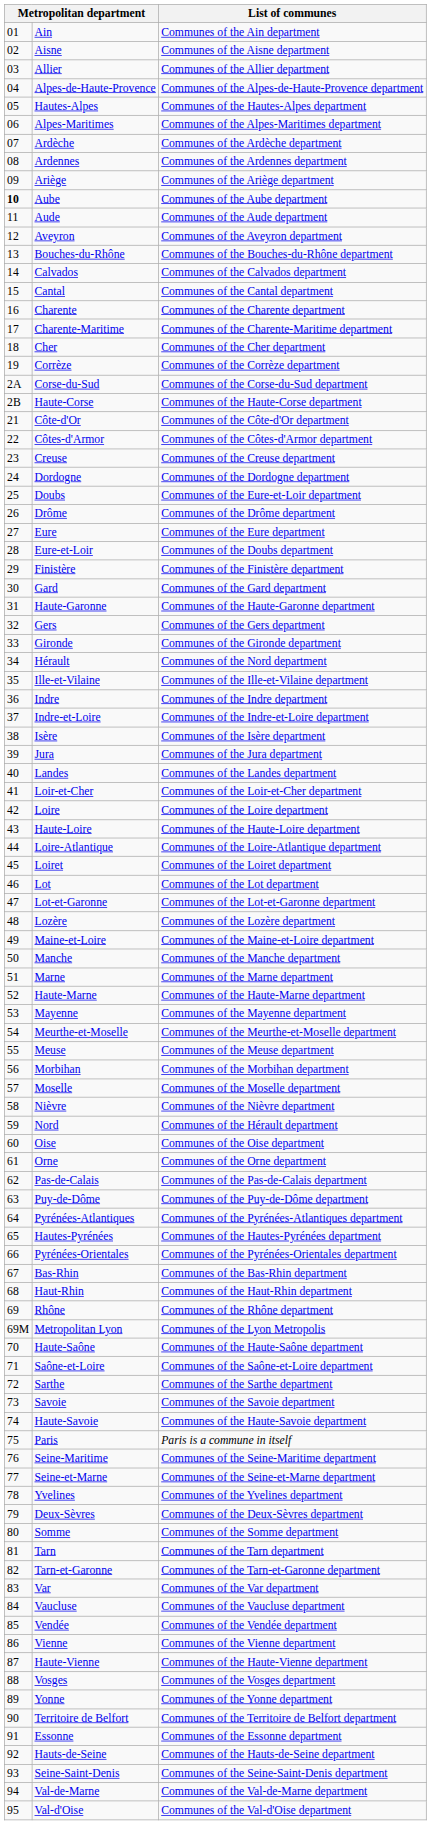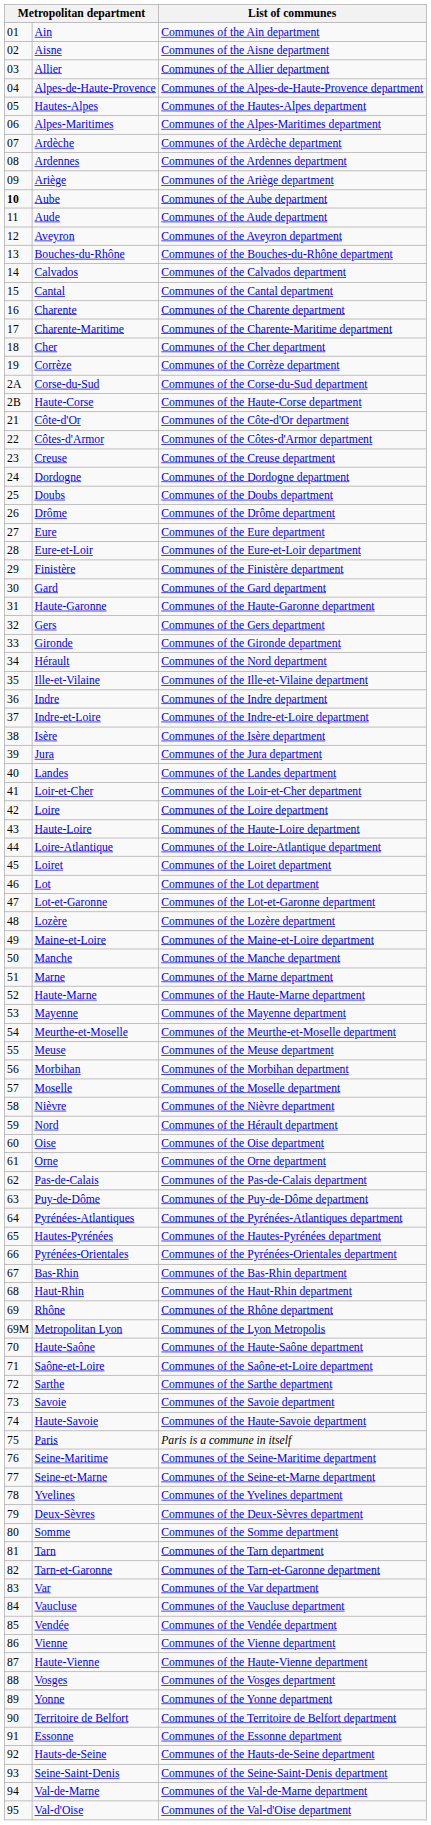(261, 495) Communes of the Eure-et-Loir department -> (247, 495) Communes of the Doubs department
(247, 550) Communes of the Doubs department -> (261, 550) Communes of the Eure-et-Loir department
